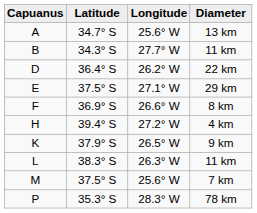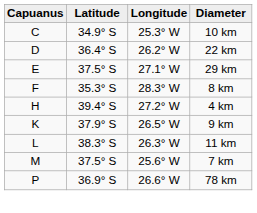- row: (35, 32)
- row: (35, 50)
+ row: (35, 32)
(97, 106) 36.9° S -> (97, 87) 35.3° S
(159, 106) 26.6° W -> (159, 87) 28.3° W
(97, 198) 35.3° S -> (97, 180) 36.9° S
(159, 198) 28.3° W -> (159, 180) 26.6° W
